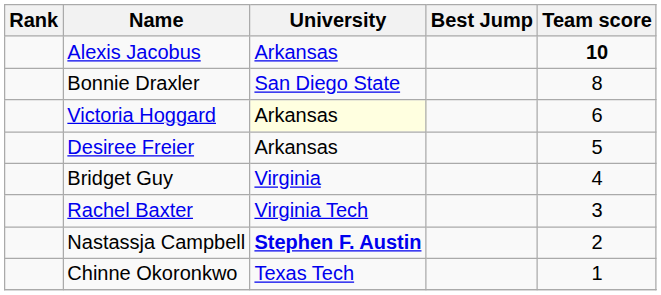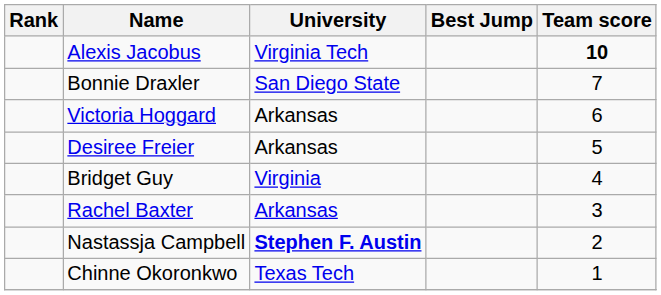(296, 52) Arkansas -> (311, 52) Virginia Tech
(597, 83) 8 -> (597, 83) 7
(296, 115) lightyellow background -> (296, 115) no background
(311, 210) Virginia Tech -> (296, 210) Arkansas
